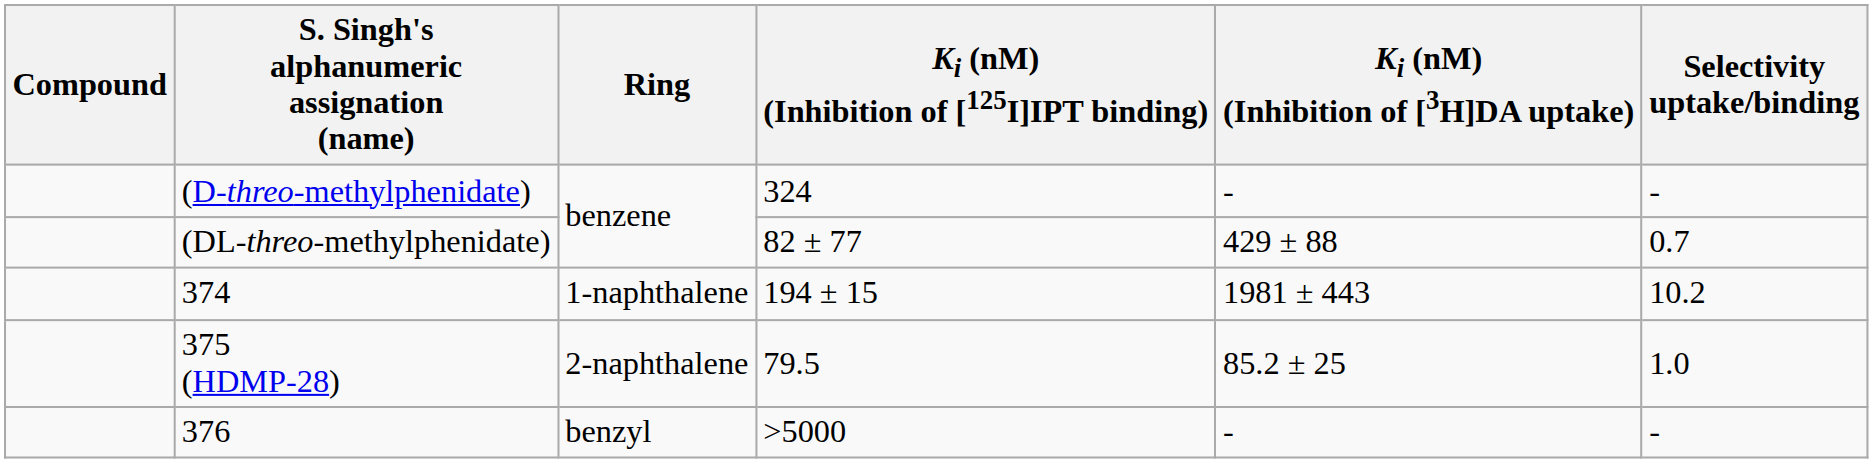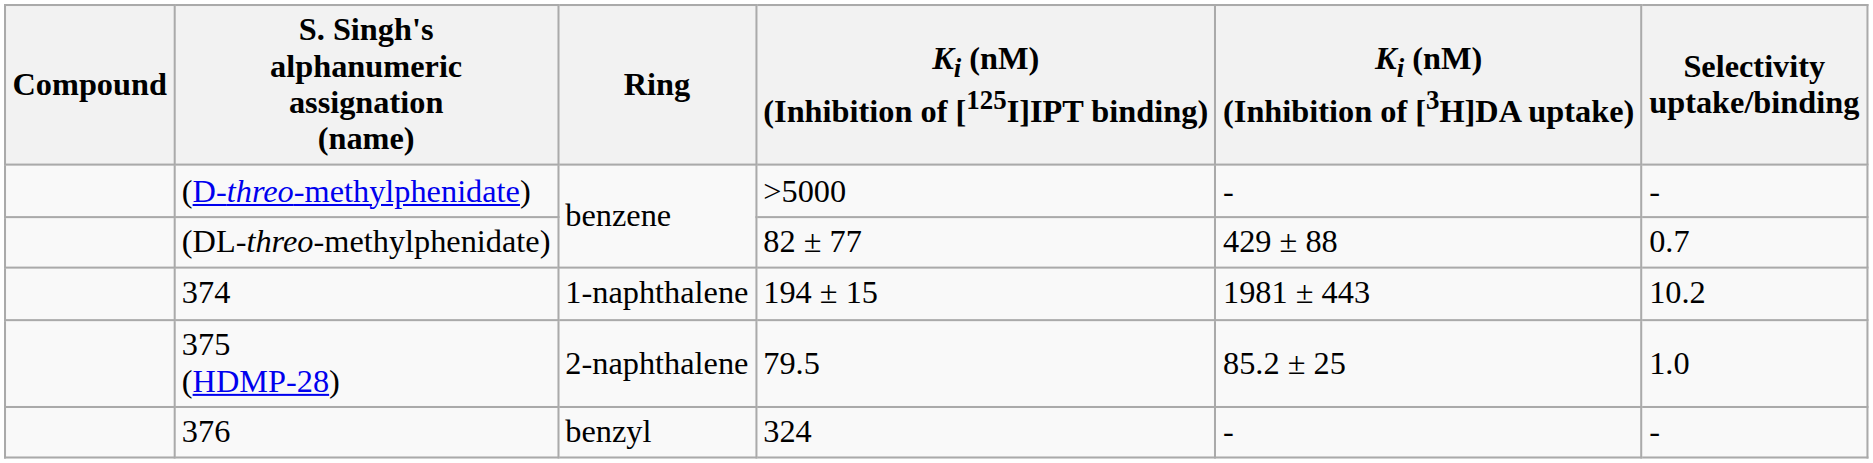(788, 190) 324 -> (805, 190) >5000
(805, 431) >5000 -> (788, 431) 324
